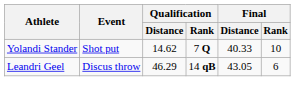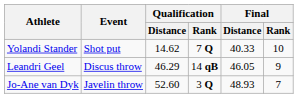(240, 67) 43.05 -> (242, 67) 46.05
(276, 67) 6 -> (278, 67) 9
+ row: (43, 85)
